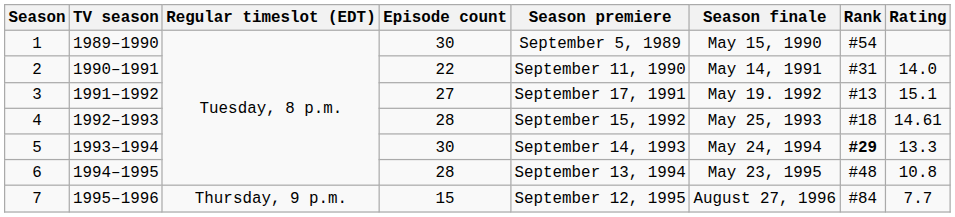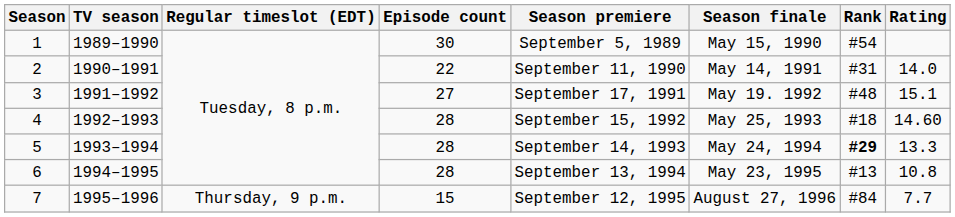(863, 95) #13 -> (863, 95) #48
(918, 121) 14.61 -> (918, 121) 14.60
(445, 147) 30 -> (445, 147) 28
(863, 173) #48 -> (863, 173) #13
